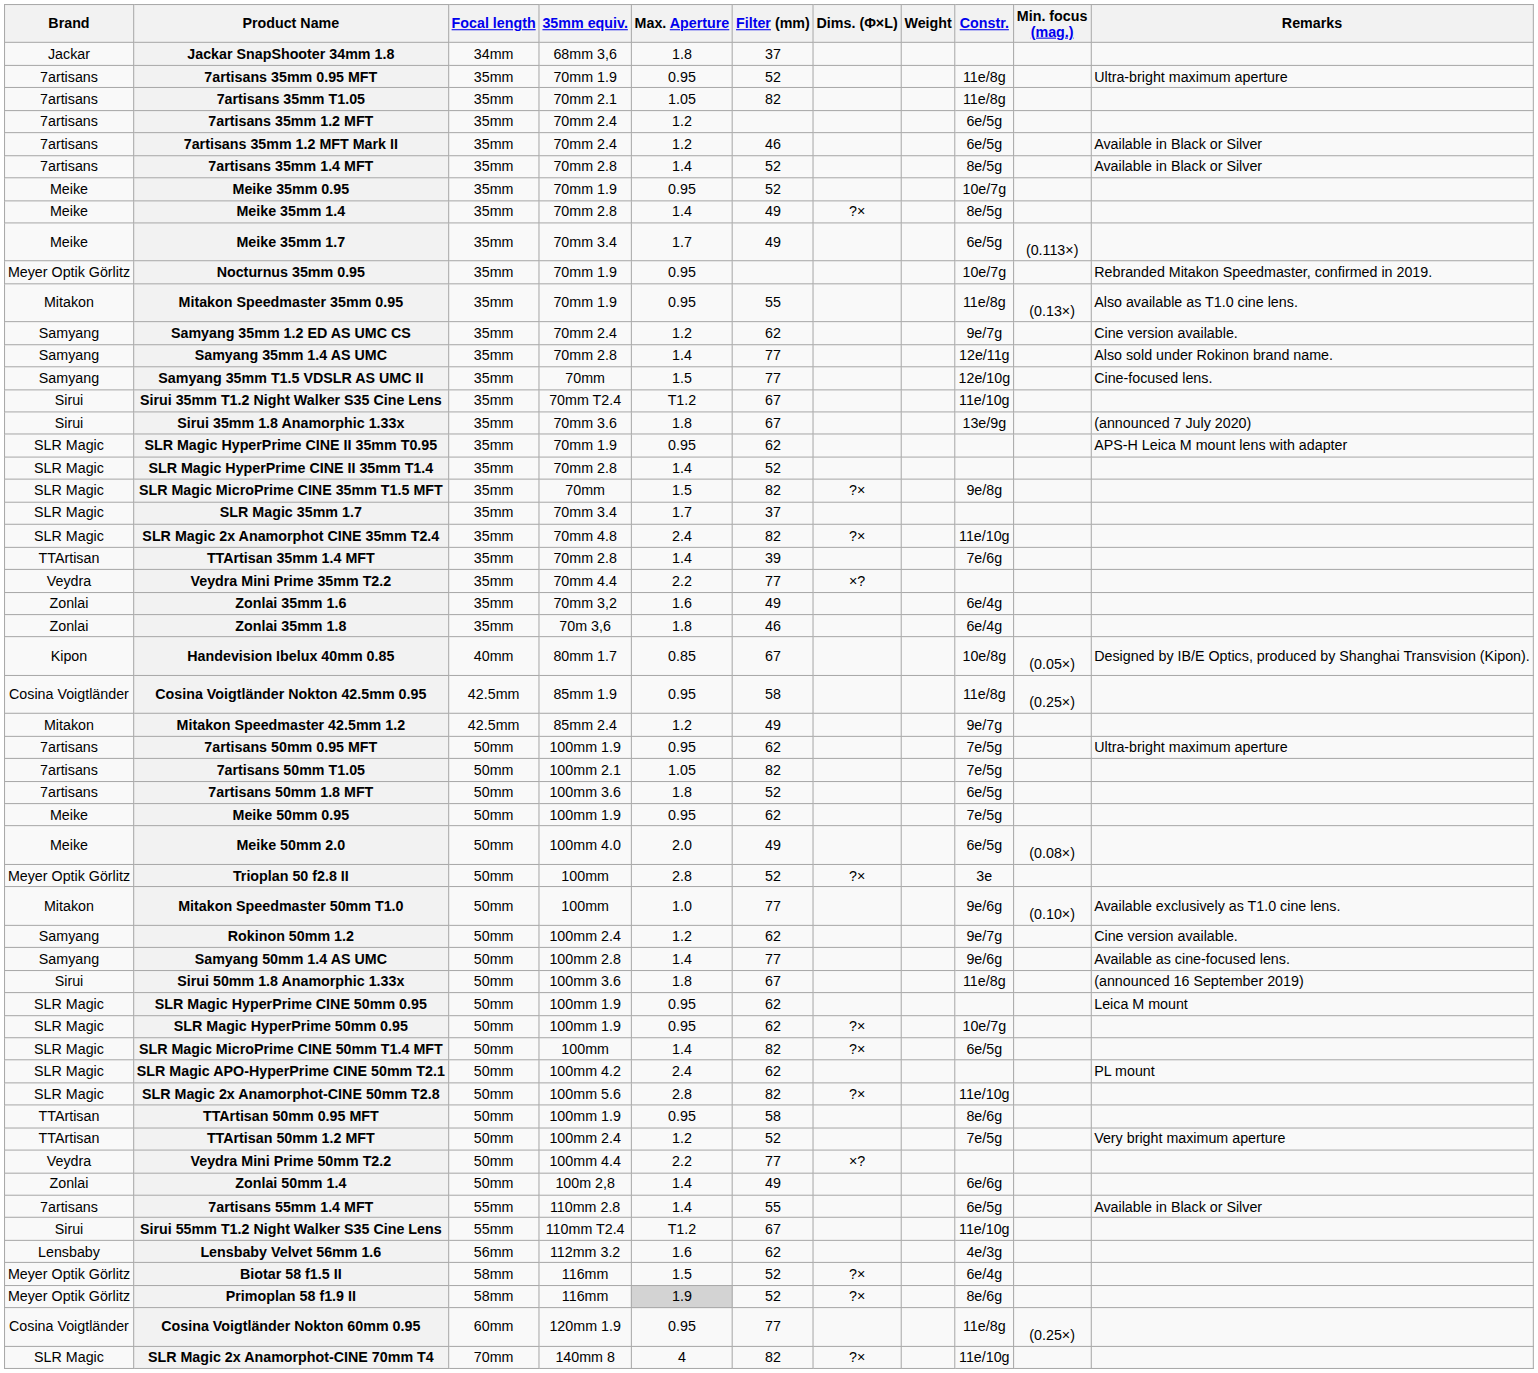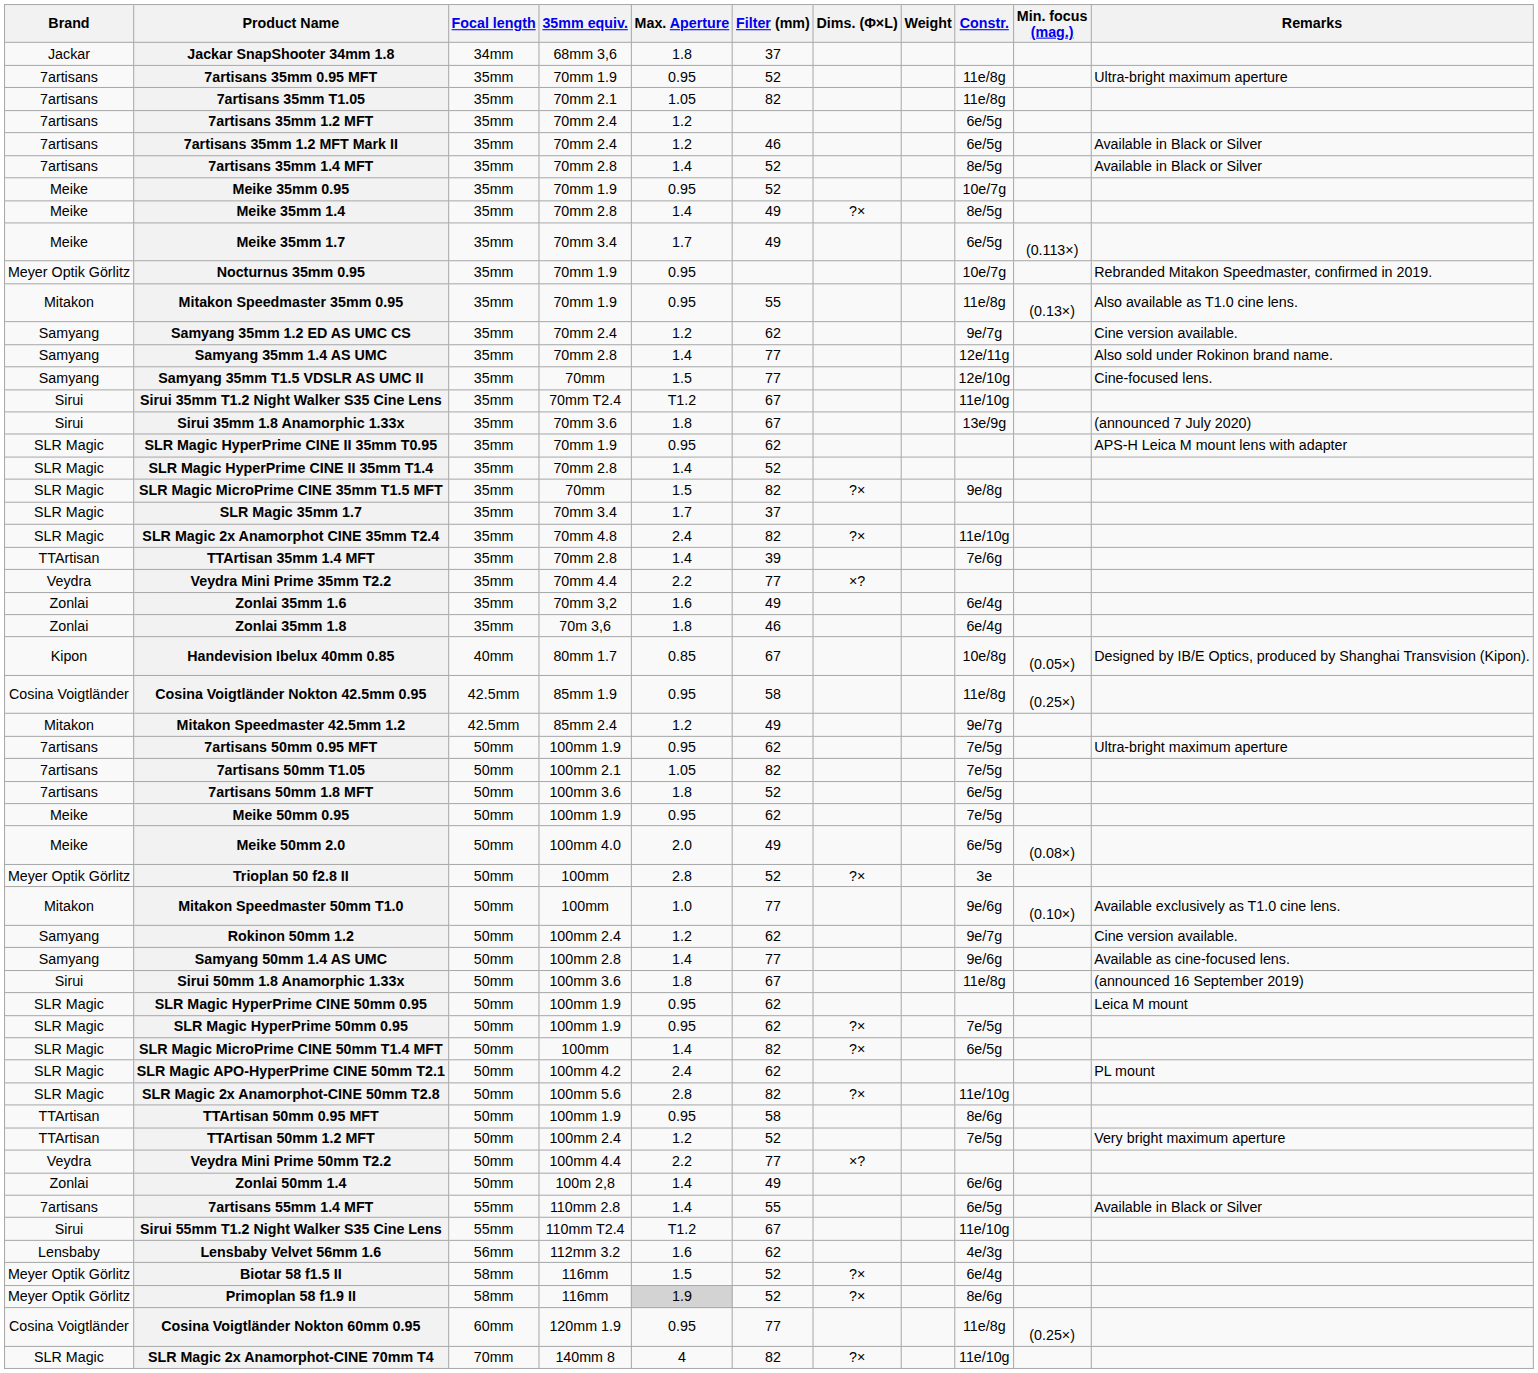(984, 1026) 10e/7g -> (984, 1026) 7e/5g
